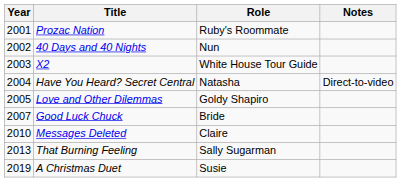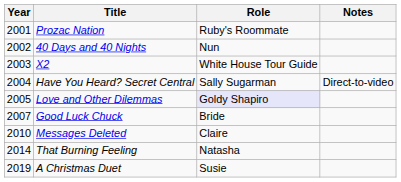(220, 82) Natasha -> (238, 82) Sally Sugarman
(234, 99) no background -> (234, 99) lavender background
(19, 151) 2013 -> (19, 151) 2014
(238, 151) Sally Sugarman -> (220, 151) Natasha
